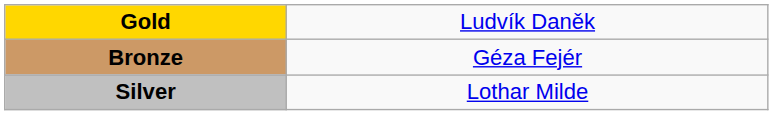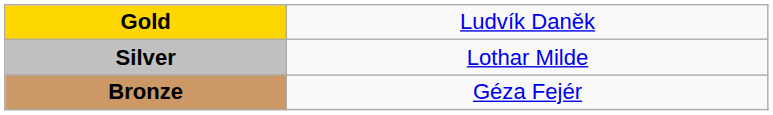rows swapped: (146, 92) <-> (146, 57)
